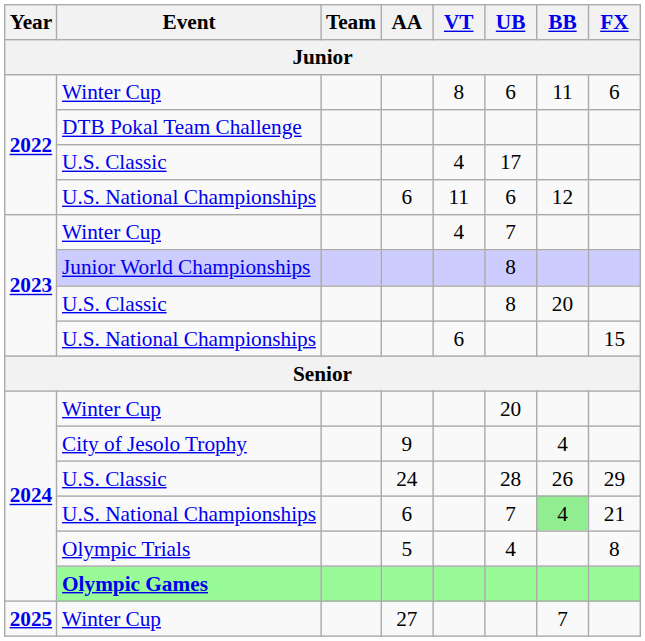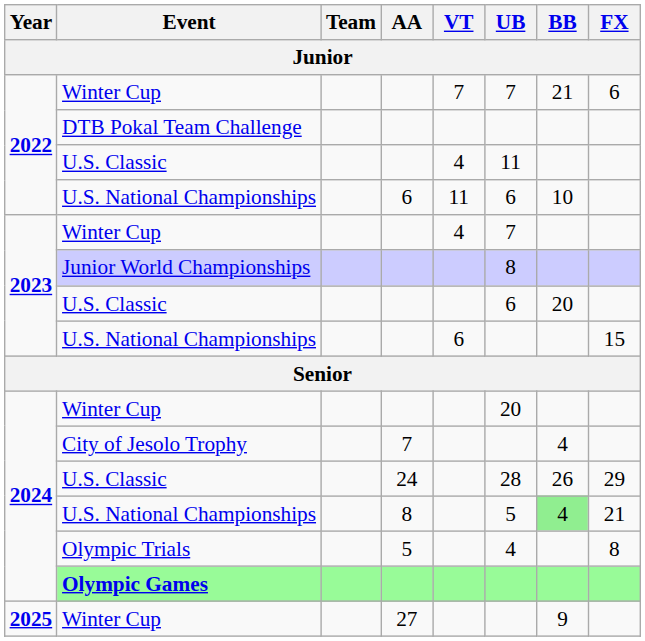(459, 92) 8 -> (459, 92) 7
(511, 92) 6 -> (511, 92) 7
(562, 92) 11 -> (562, 92) 21
(511, 162) 17 -> (511, 162) 11
(562, 197) 12 -> (562, 197) 10
(511, 302) 8 -> (511, 302) 6
(407, 443) 9 -> (407, 443) 7
(407, 513) 6 -> (407, 513) 8
(511, 513) 7 -> (511, 513) 5
(562, 618) 7 -> (562, 618) 9
